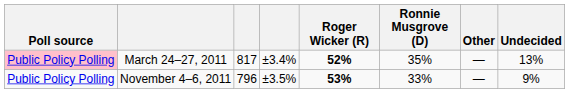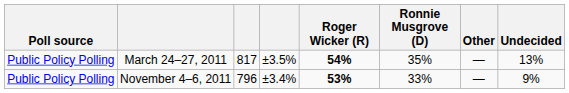(61, 60) pink background -> (61, 60) no background
(279, 60) ±3.4% -> (279, 60) ±3.5%
(339, 60) 52% -> (339, 60) 54%
(279, 79) ±3.5% -> (279, 79) ±3.4%
